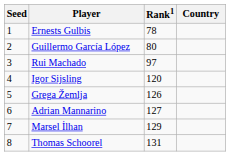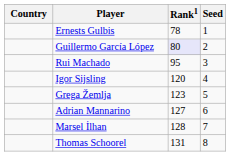columns swapped: (201, 13) <-> (17, 13)
(151, 47) no background -> (175, 47) lavender background
(151, 63) 97 -> (175, 63) 95
(154, 95) 126 -> (178, 95) 123
(154, 127) 129 -> (178, 127) 128
